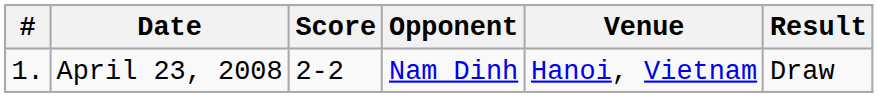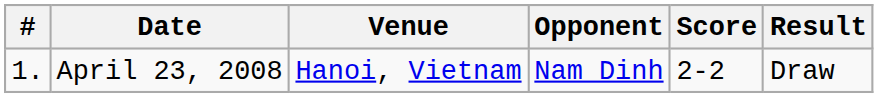columns swapped: (644, 27) <-> (336, 27)
